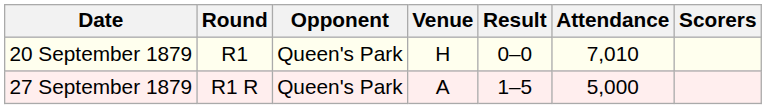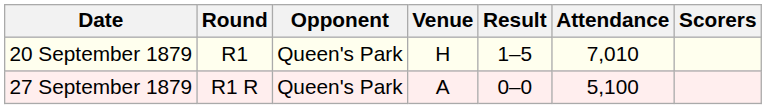(515, 53) 0–0 -> (515, 53) 1–5
(515, 86) 1–5 -> (515, 86) 0–0
(613, 86) 5,000 -> (613, 86) 5,100
